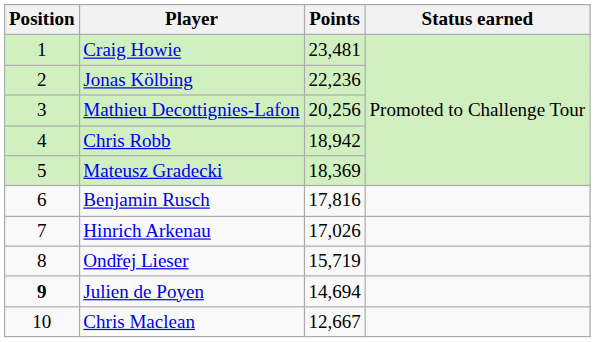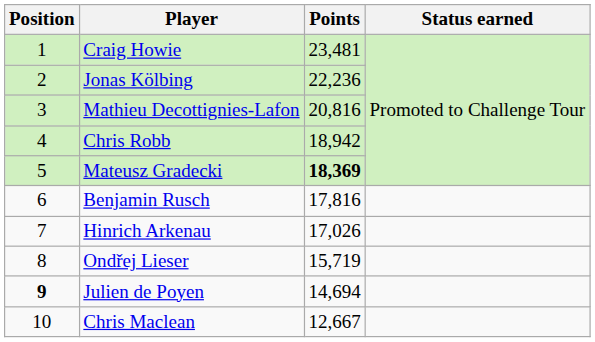(335, 110) 20,256 -> (335, 110) 20,816
(335, 170) normal -> (335, 170) bold
